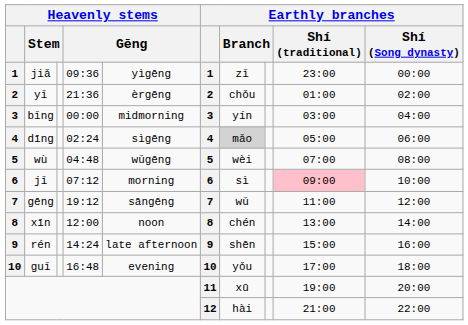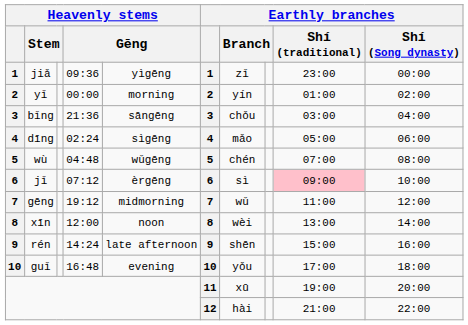(83, 95) 21:36 -> (83, 95) 00:00
(151, 95) èrgēng -> (151, 95) morning
(242, 95) chǒu -> (242, 95) yín
(83, 117) 00:00 -> (83, 117) 21:36
(151, 117) midmorning -> (151, 117) sāngēng
(242, 117) yín -> (242, 117) chǒu
(242, 138) lightgrey background -> (242, 138) no background
(242, 159) wèi -> (242, 159) chén
(151, 181) morning -> (151, 181) èrgēng
(151, 202) sāngēng -> (151, 202) midmorning
(242, 224) chén -> (242, 224) wèi
